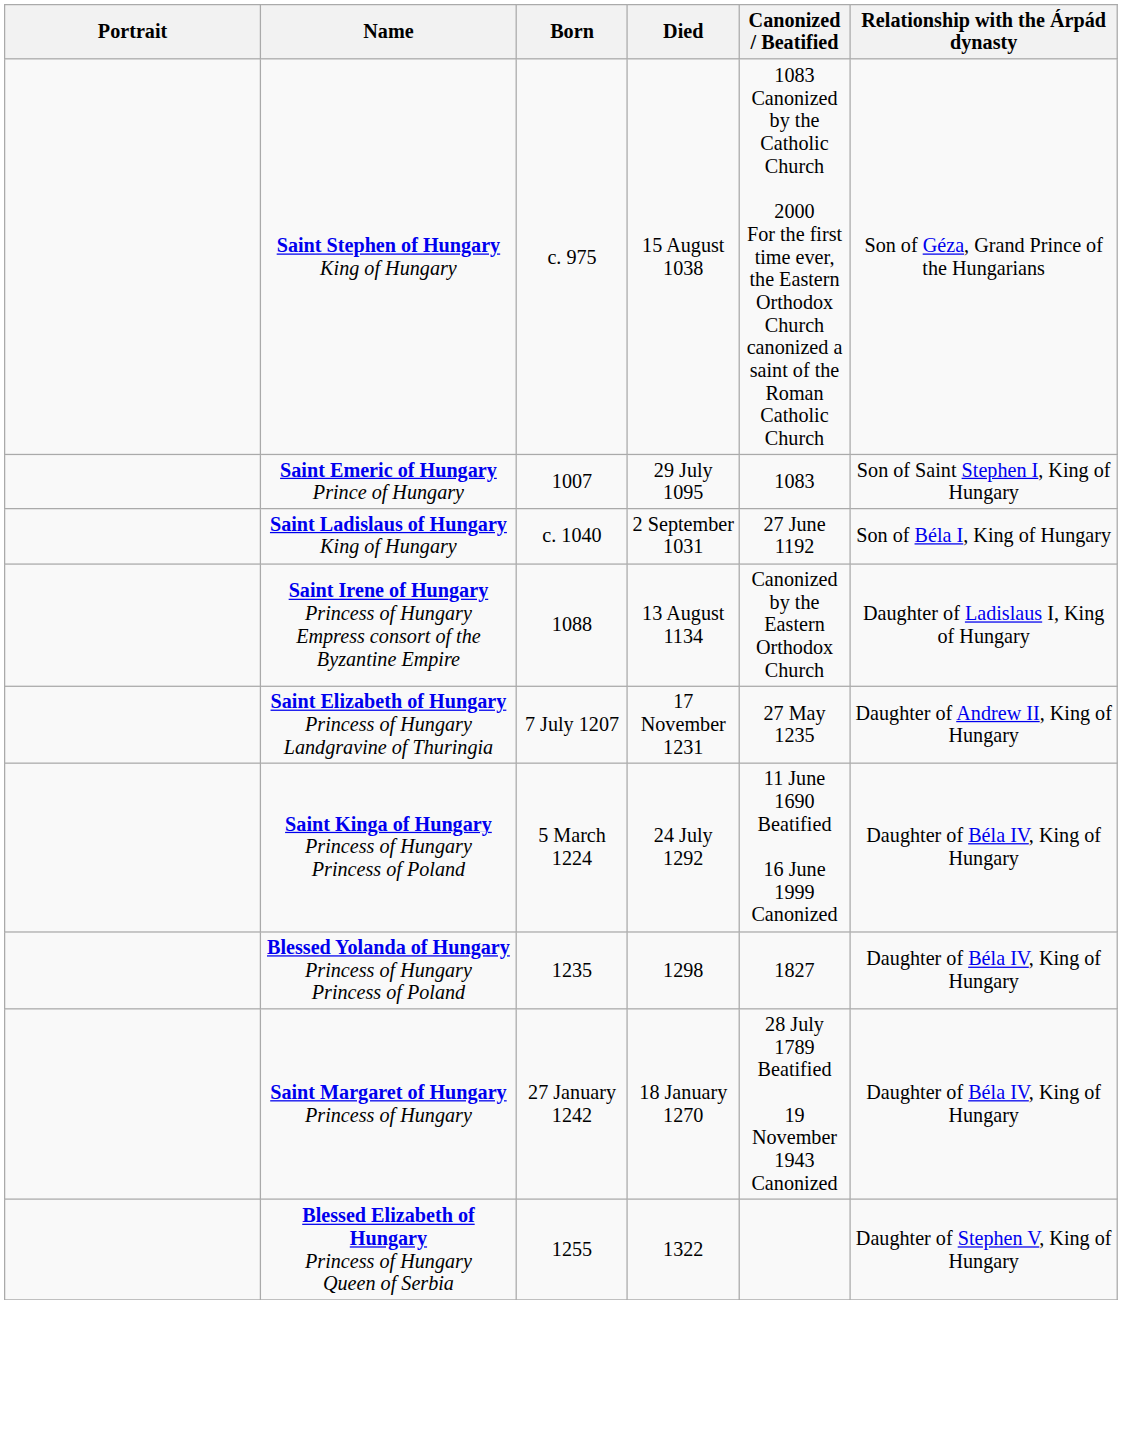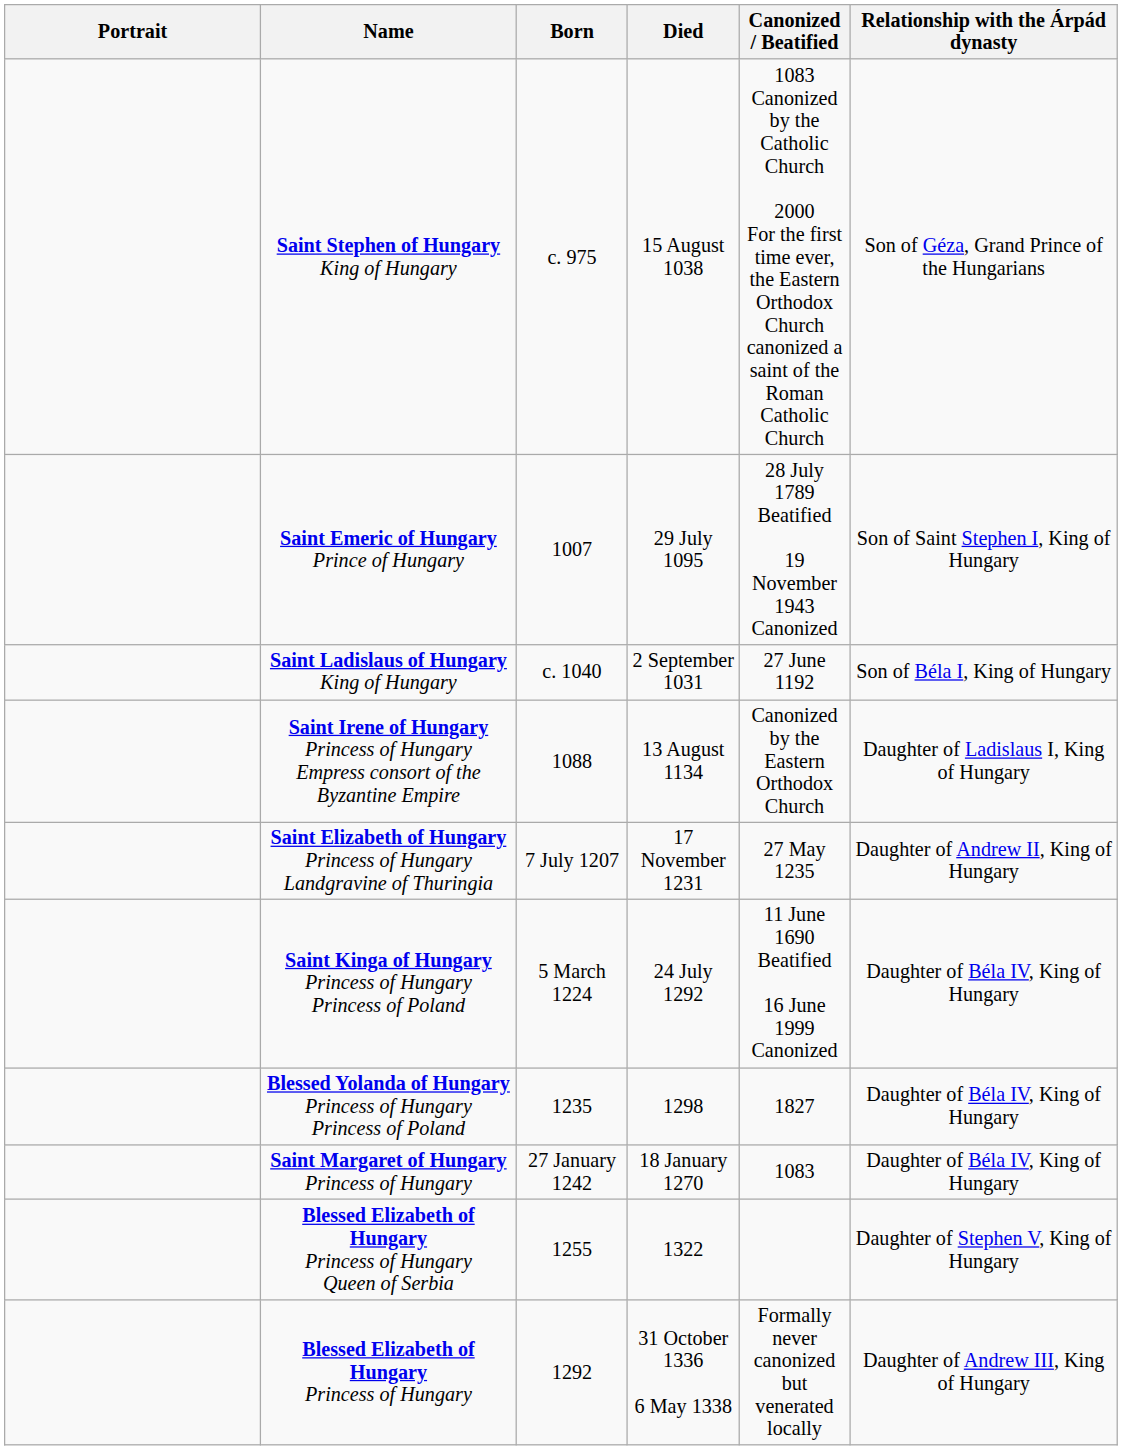(795, 481) 1083 -> (795, 549) 28 July 1789 Beatified 19 November 1943 Canonized
(795, 1104) 28 July 1789 Beatified 19 November 1943 Canonized -> (795, 1172) 1083
+ row: (388, 1372)
